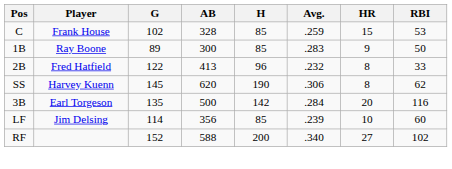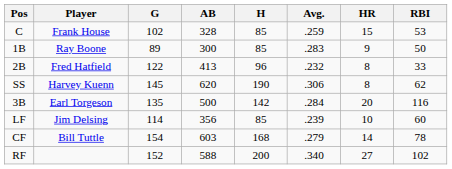+ row: (19, 137)
